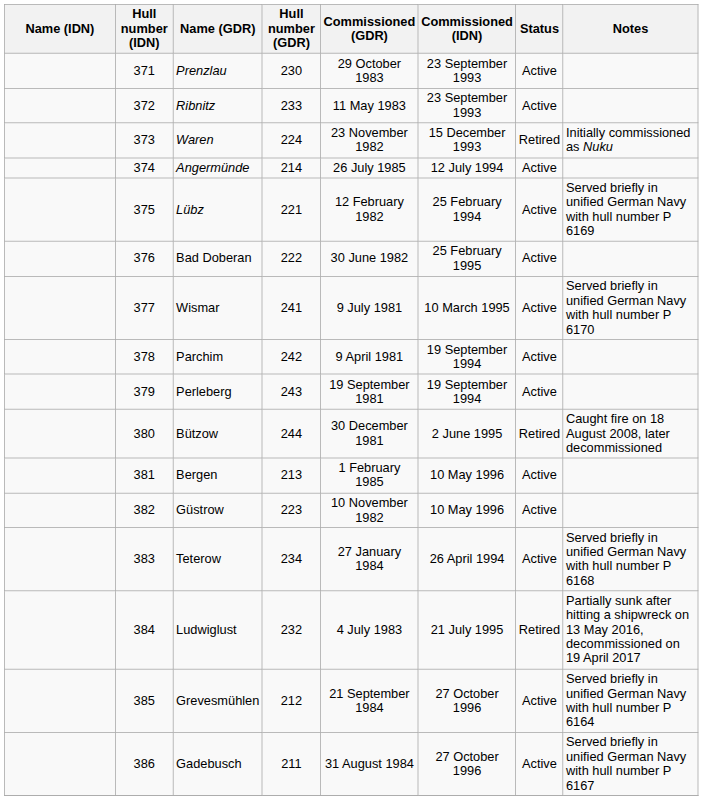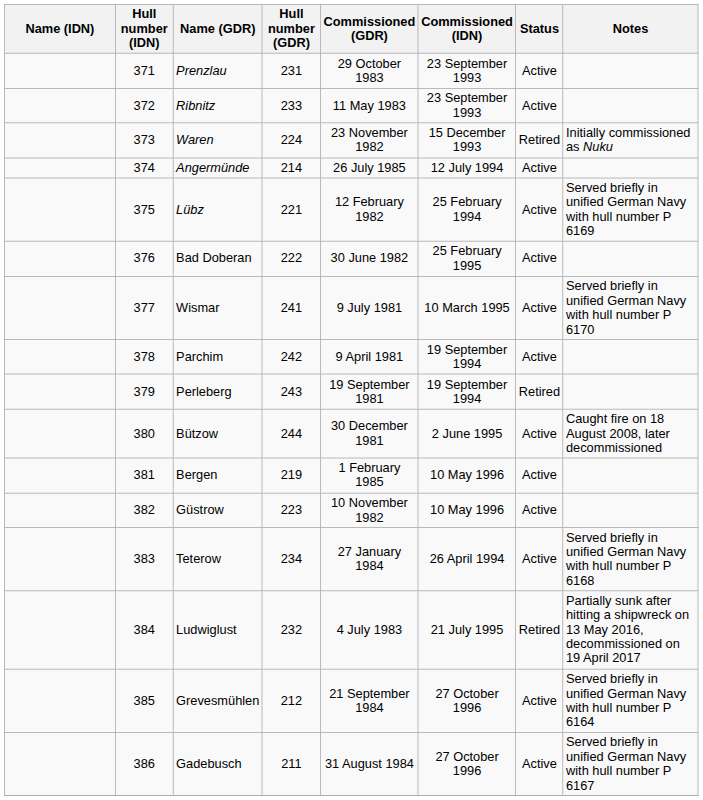(291, 70) 230 -> (291, 70) 231
(539, 391) Active -> (539, 391) Retired
(539, 433) Retired -> (539, 433) Active
(291, 475) 213 -> (291, 475) 219
